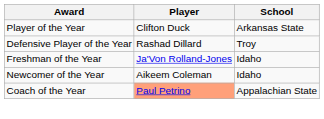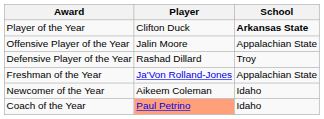(270, 28) normal -> (272, 28) bold
+ row: (68, 43)
(249, 59) Idaho -> (277, 75) Appalachian State
(277, 91) Appalachian State -> (249, 106) Idaho
